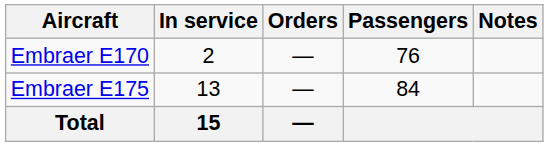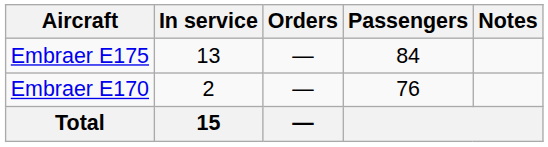rows swapped: (80, 55) <-> (80, 89)
